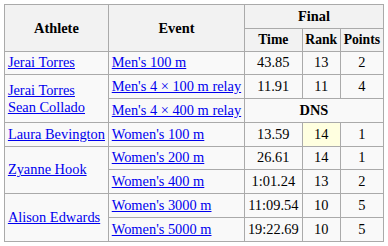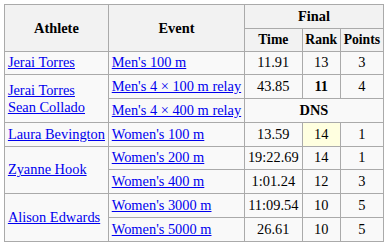(273, 62) 43.85 -> (273, 62) 11.91
(362, 62) 2 -> (362, 62) 3
(273, 86) 11.91 -> (273, 86) 43.85
(321, 86) normal -> (321, 86) bold
(273, 157) 26.61 -> (273, 157) 19:22.69
(321, 181) 13 -> (321, 181) 12
(362, 181) 2 -> (362, 181) 3
(273, 229) 19:22.69 -> (273, 229) 26.61
